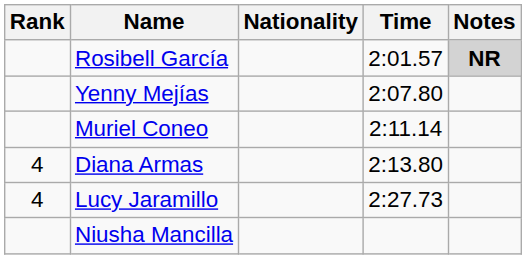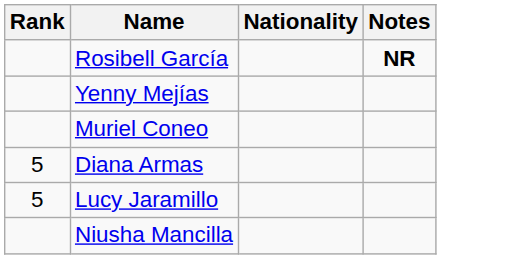- column: (406, 22)
(484, 57) lightgrey background -> (399, 57) no background
(37, 164) 4 -> (37, 164) 5
(37, 199) 4 -> (37, 199) 5
